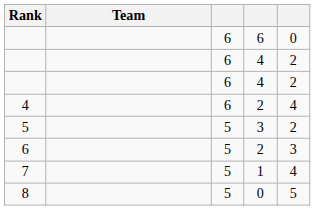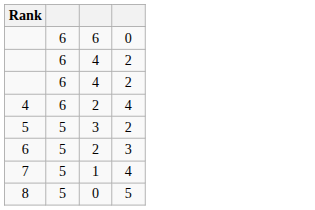- column: (129, 15)
